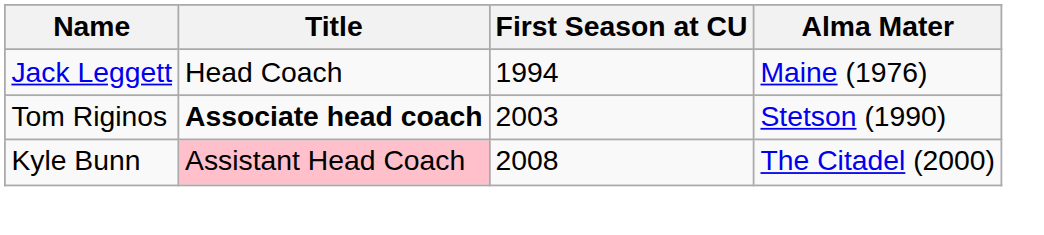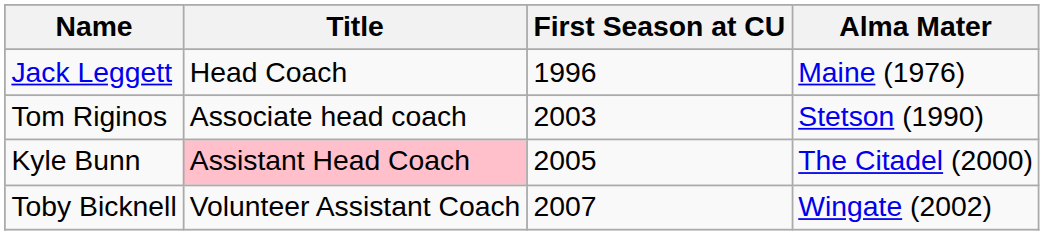(527, 71) 1994 -> (565, 71) 1996
(334, 116) bold -> (328, 116) normal
(527, 161) 2008 -> (565, 161) 2005
+ row: (94, 206)
